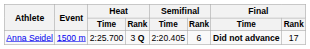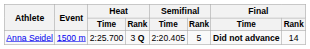(199, 38) 6 -> (199, 38) 5
(294, 38) 17 -> (294, 38) 14
